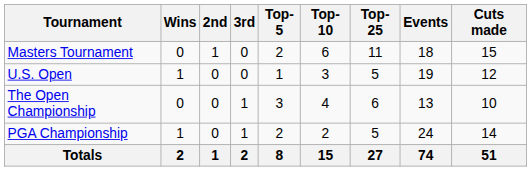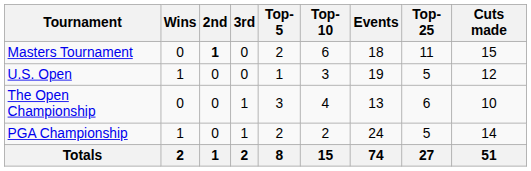columns swapped: (375, 23) <-> (426, 23)
(215, 52) normal -> (215, 52) bold
